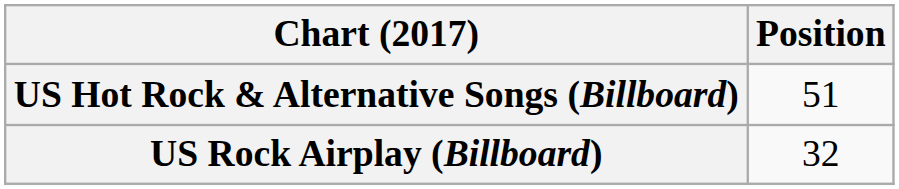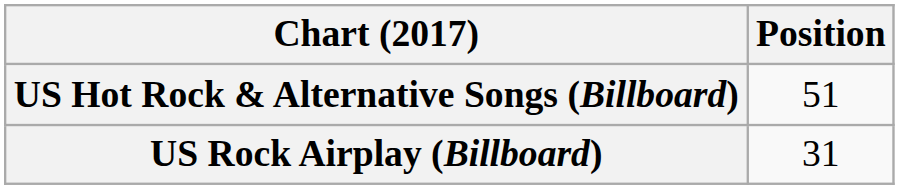(821, 153) 32 -> (821, 153) 31
